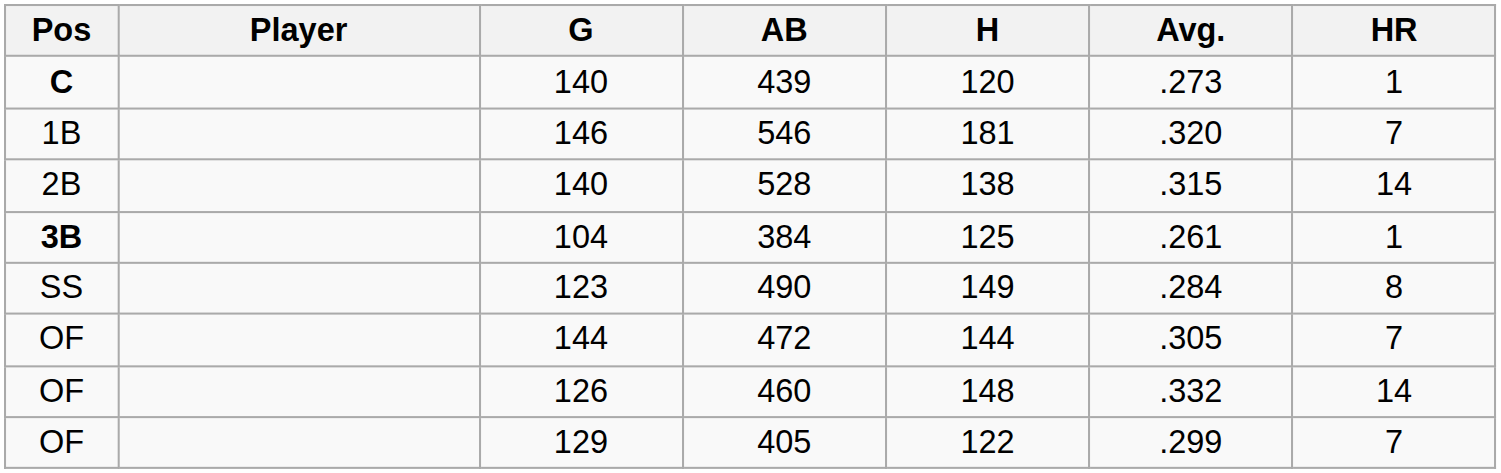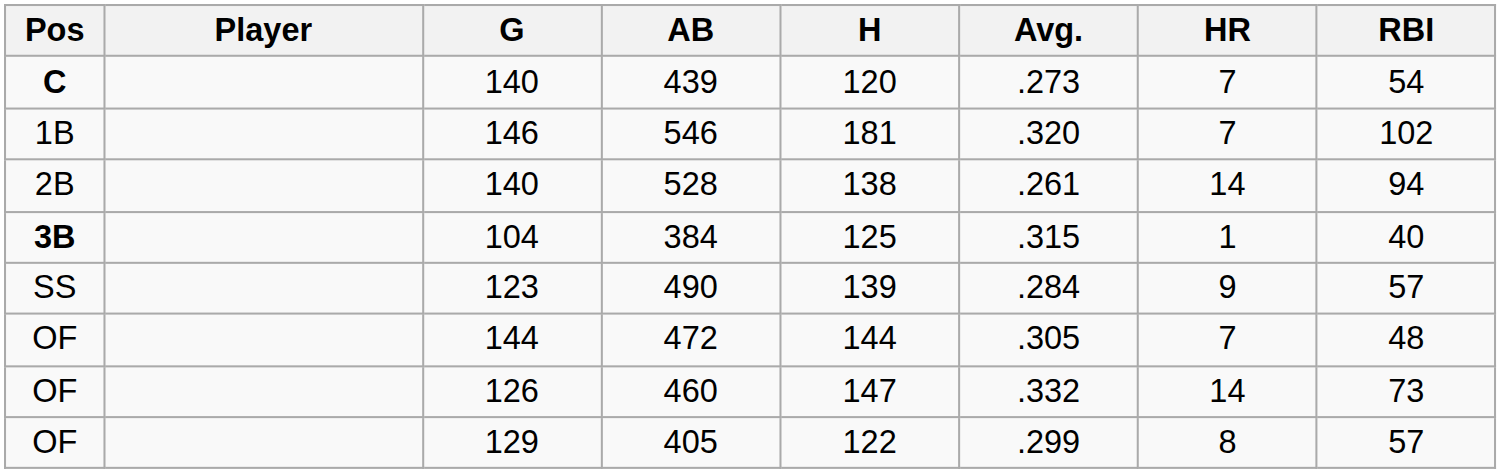+ column: (1406, 30)
(1394, 81) 1 -> (1227, 81) 7
(1191, 184) .315 -> (1049, 184) .261
(1191, 236) .261 -> (1049, 236) .315
(988, 287) 149 -> (870, 287) 139
(1394, 287) 8 -> (1227, 287) 9
(988, 390) 148 -> (870, 390) 147
(1394, 442) 7 -> (1227, 442) 8
